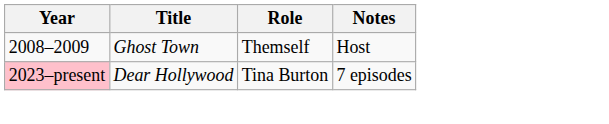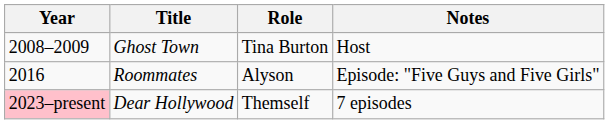(276, 47) Themself -> (285, 47) Tina Burton
+ row: (155, 75)
(285, 75) Tina Burton -> (276, 103) Themself
